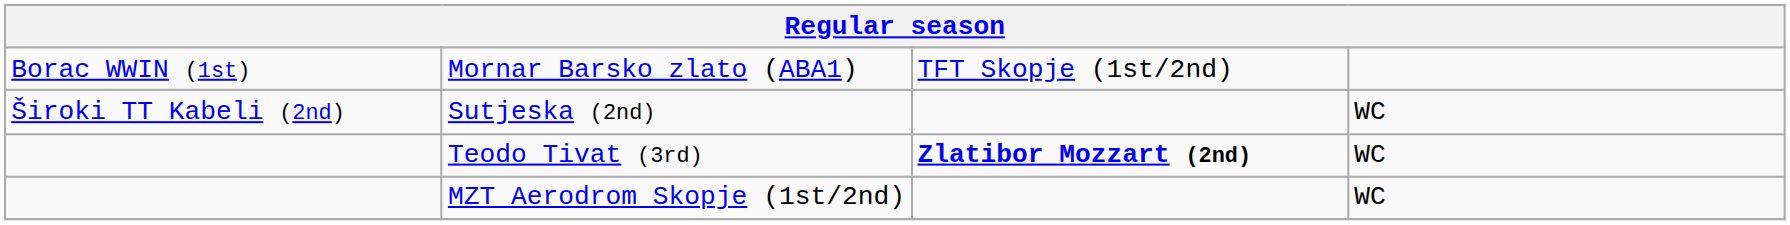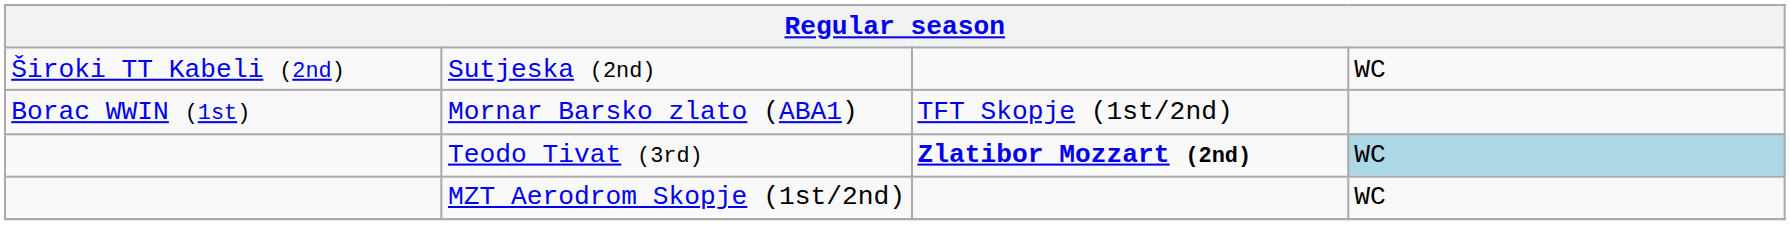rows swapped: (653, 69) <-> (552, 112)
(1370, 155) no background -> (1370, 155) lightblue background
